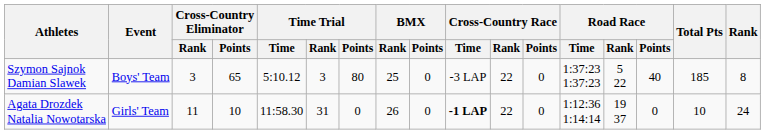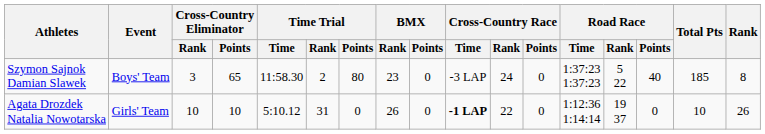(282, 76) 5:10.12 -> (282, 76) 11:58.30
(323, 76) 3 -> (323, 76) 2
(393, 76) 25 -> (393, 76) 23
(506, 76) 22 -> (506, 76) 24
(193, 111) 11 -> (193, 111) 10
(282, 111) 11:58.30 -> (282, 111) 5:10.12
(743, 111) 24 -> (743, 111) 26
